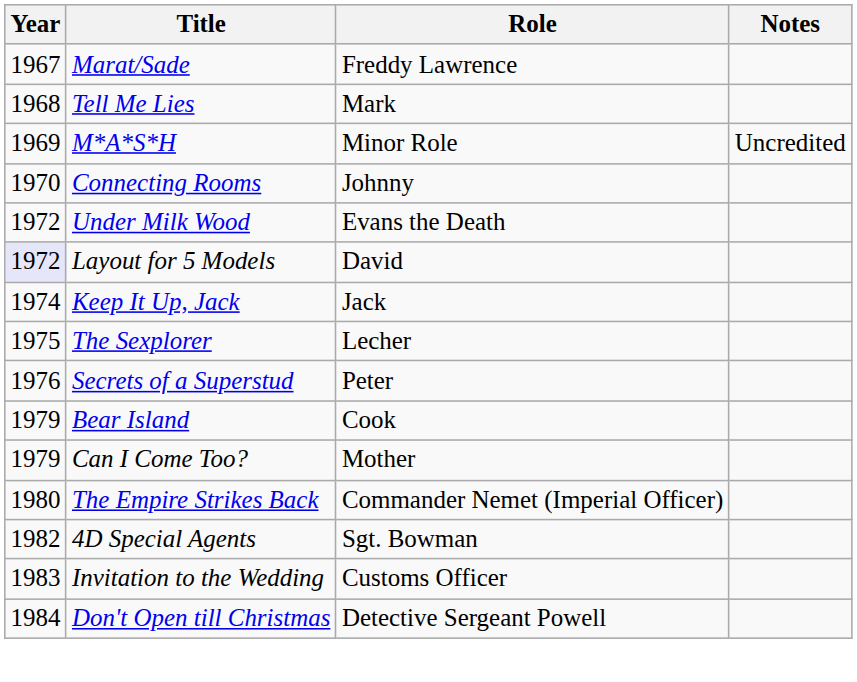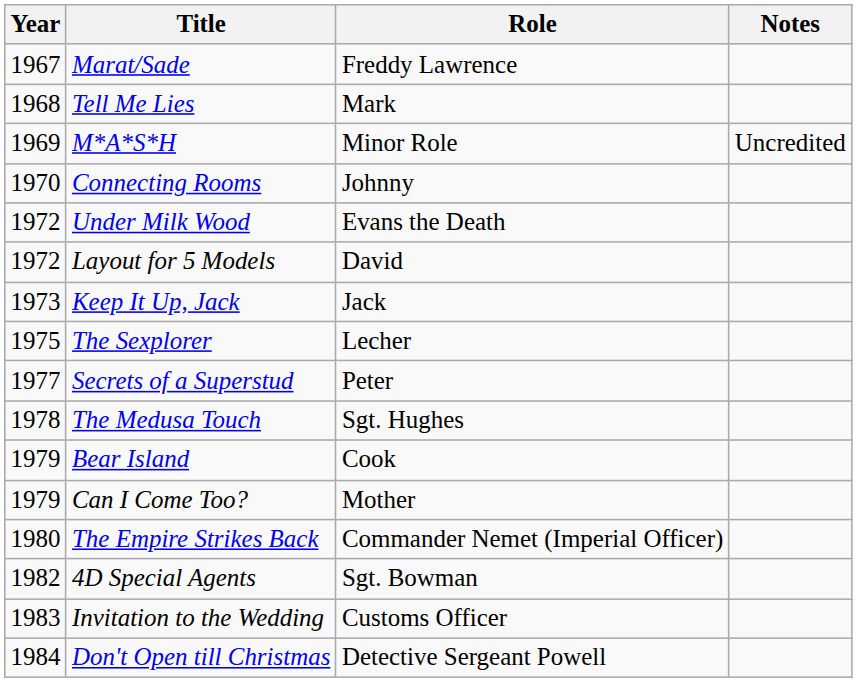(35, 261) lavender background -> (35, 261) no background
(35, 301) 1974 -> (35, 301) 1973
(35, 380) 1976 -> (35, 380) 1977
+ row: (166, 420)
